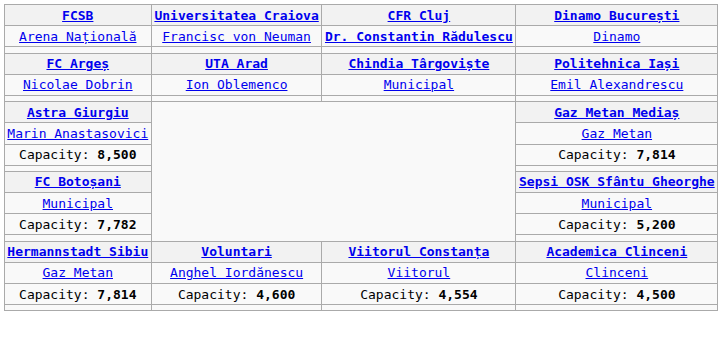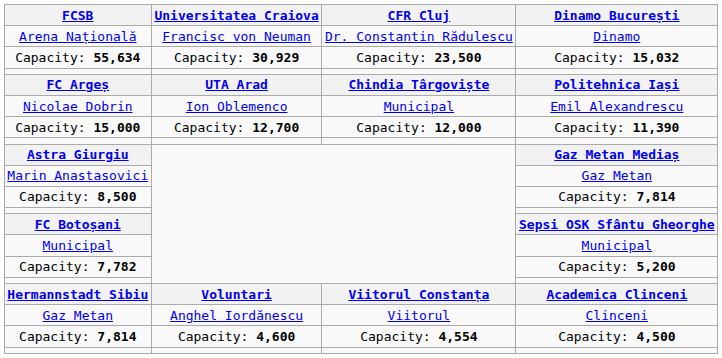(419, 36) bold -> (419, 36) normal
+ row: (78, 57)
+ row: (78, 127)
